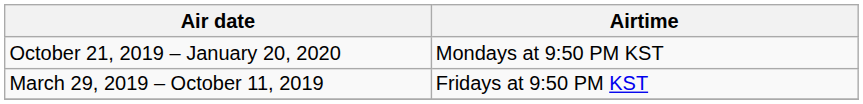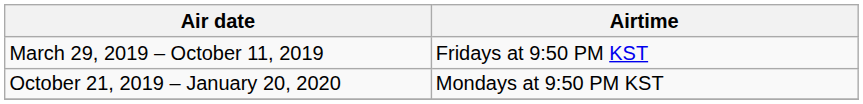rows swapped: (167, 84) <-> (175, 53)
